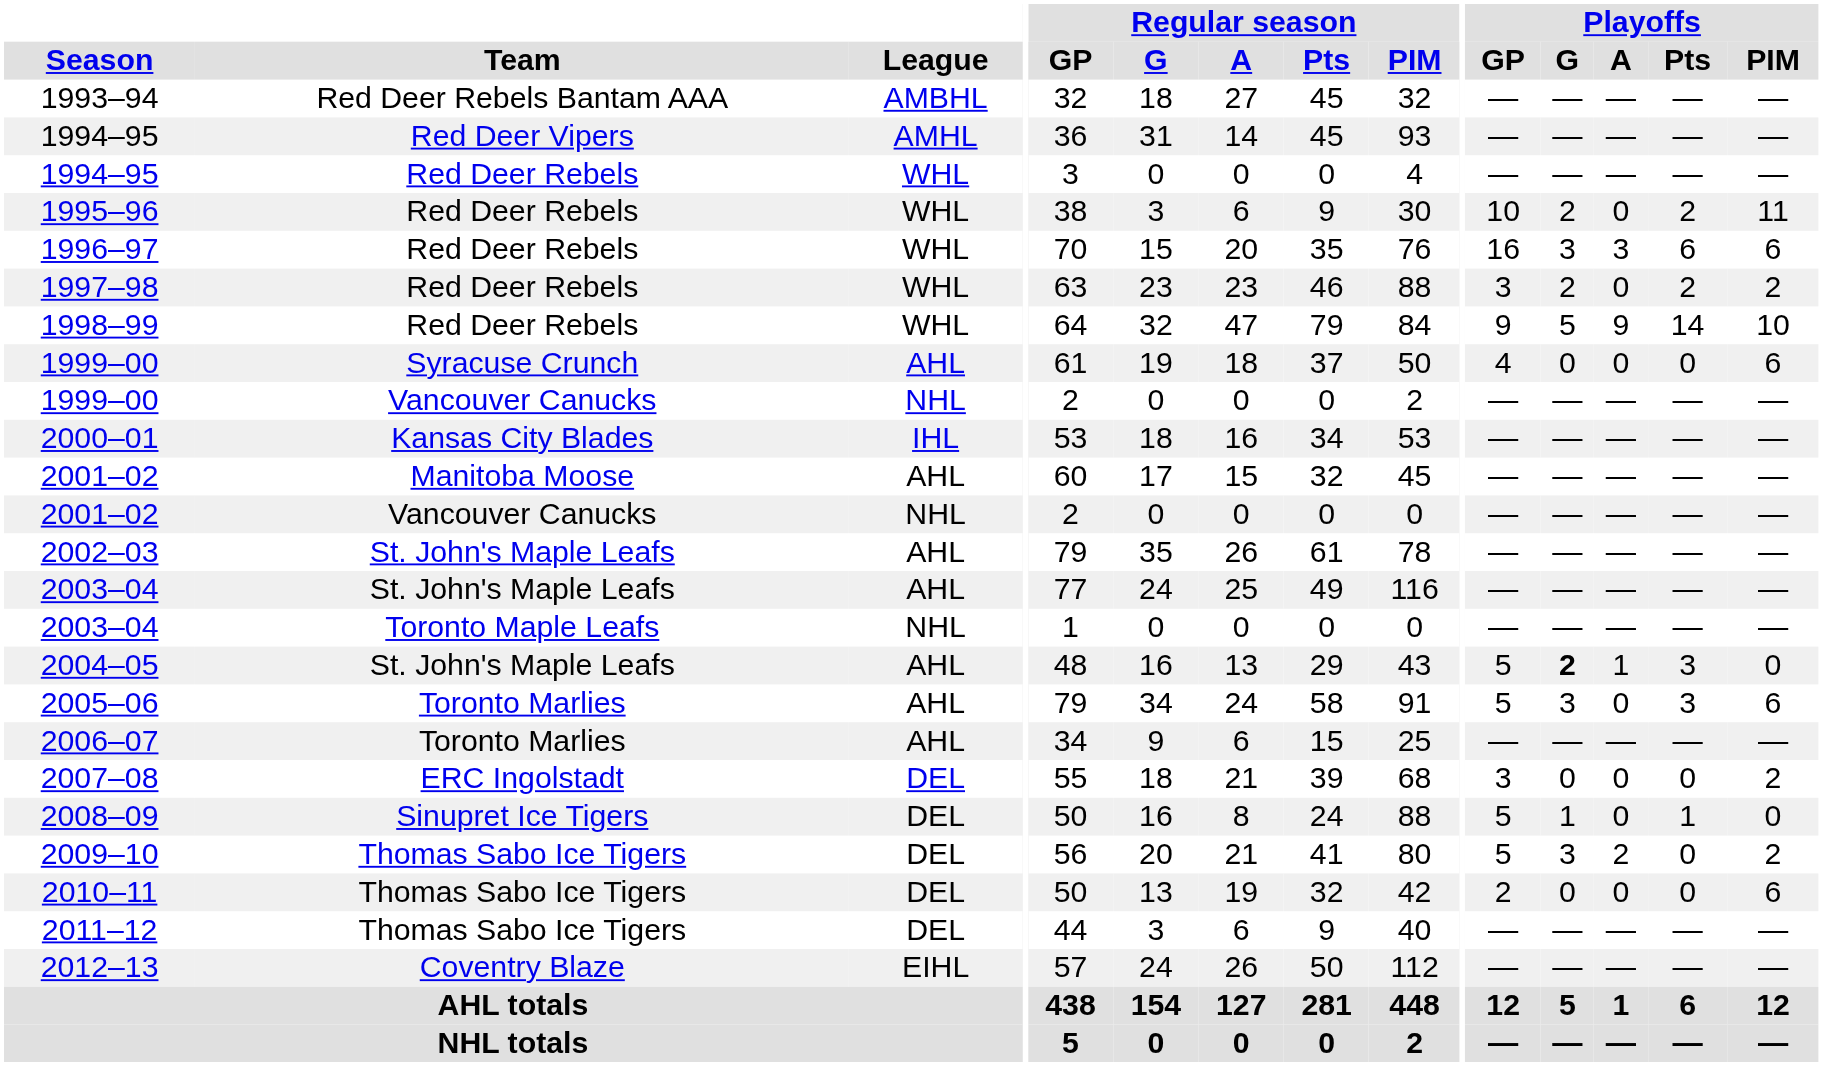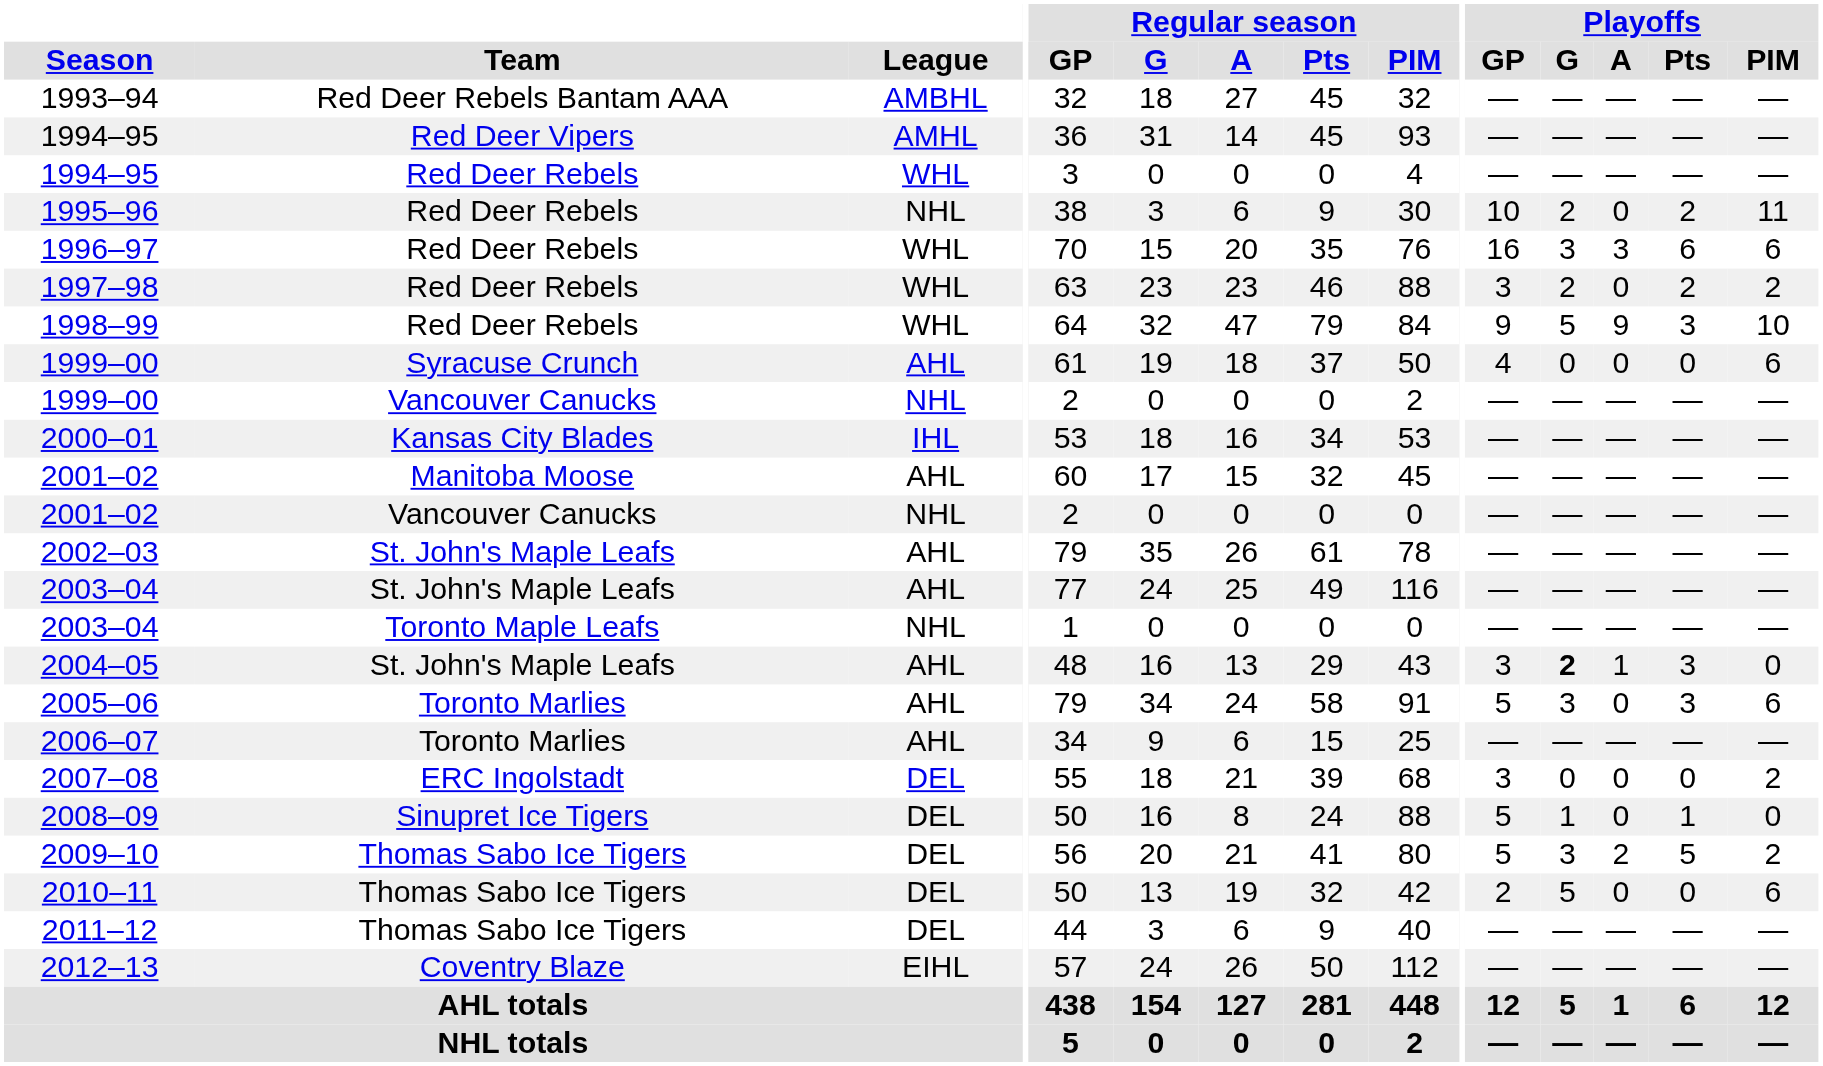(936, 211) WHL -> (936, 211) NHL
(1688, 324) 14 -> (1688, 324) 3
(1503, 665) 5 -> (1503, 665) 3
(1688, 854) 0 -> (1688, 854) 5
(1567, 891) 0 -> (1567, 891) 5
